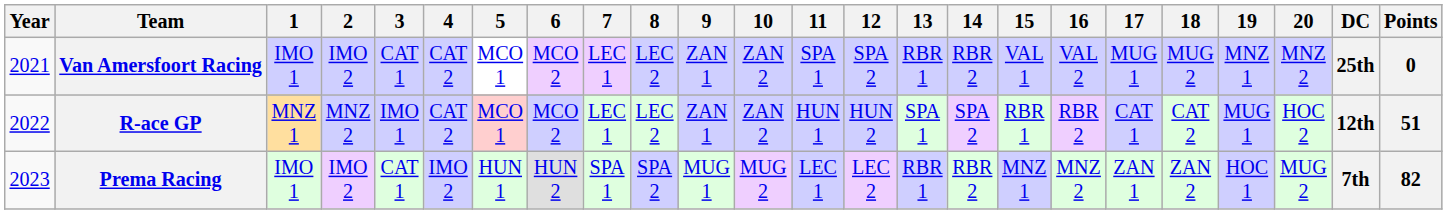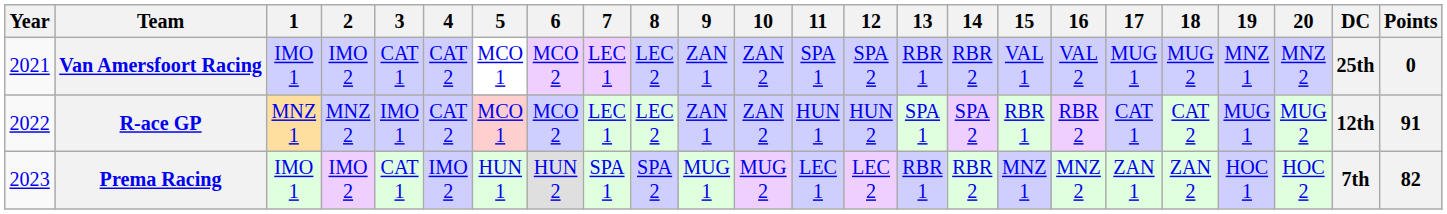(1303, 122) HOC 2 -> (1303, 122) MUG 2
(1411, 122) 51 -> (1411, 122) 91
(1303, 179) MUG 2 -> (1303, 179) HOC 2
